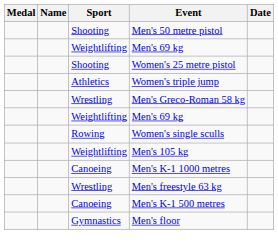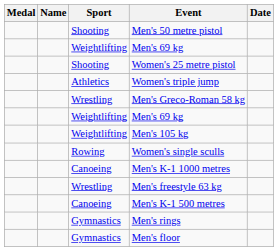rows swapped: (88, 134) <-> (99, 151)
+ row: (96, 220)
